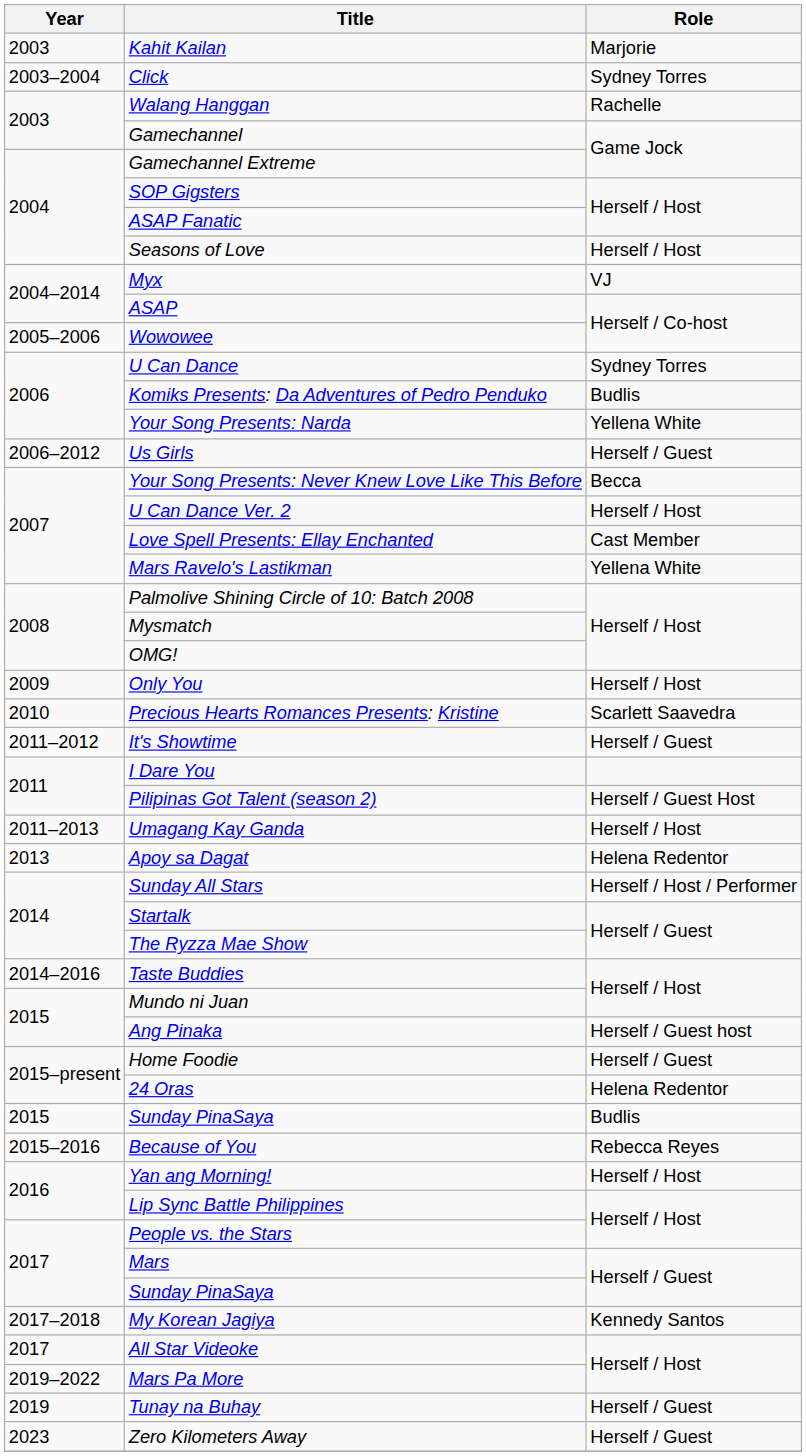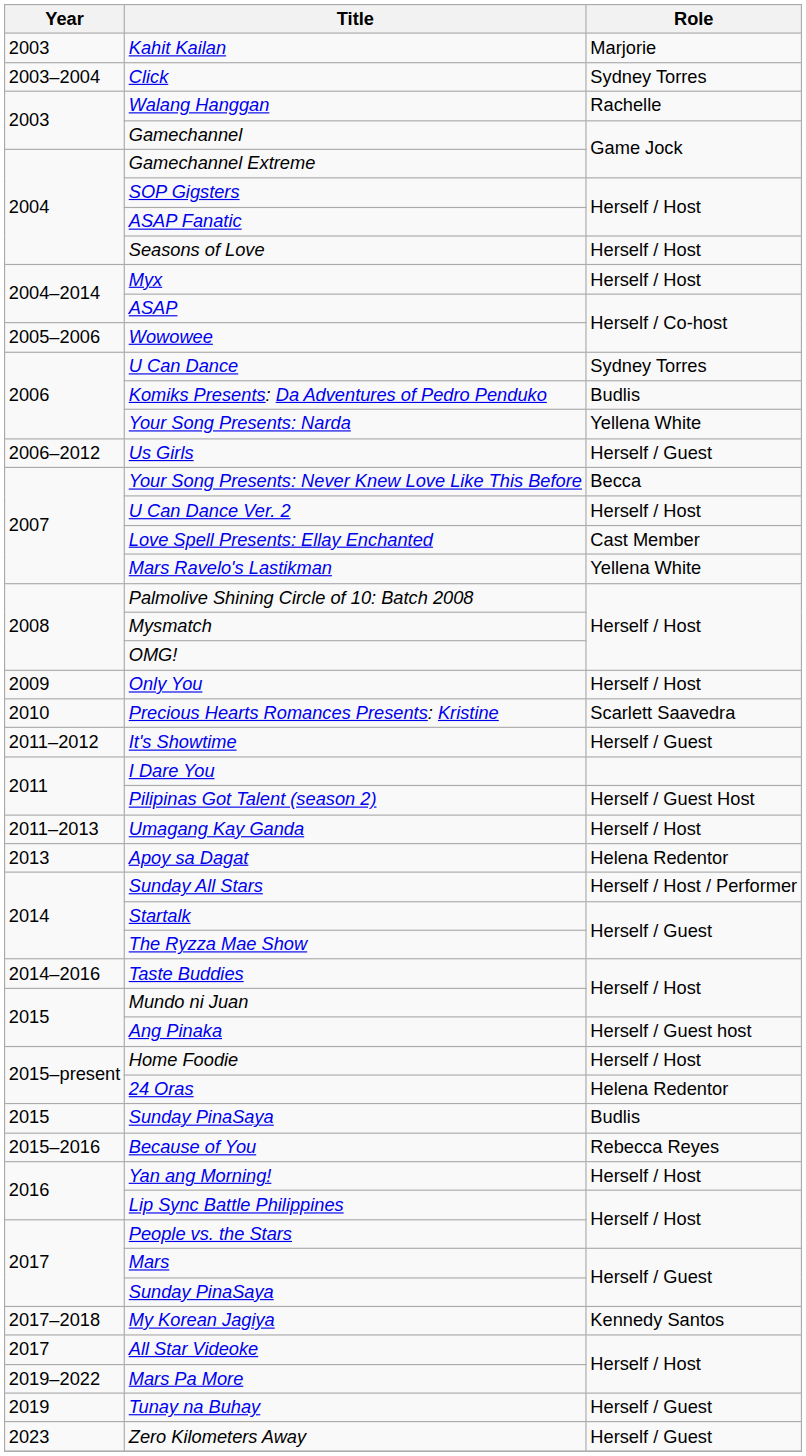(601, 279) VJ -> (646, 279) Herself / Host
(651, 1060) Herself / Guest -> (646, 1060) Herself / Host
